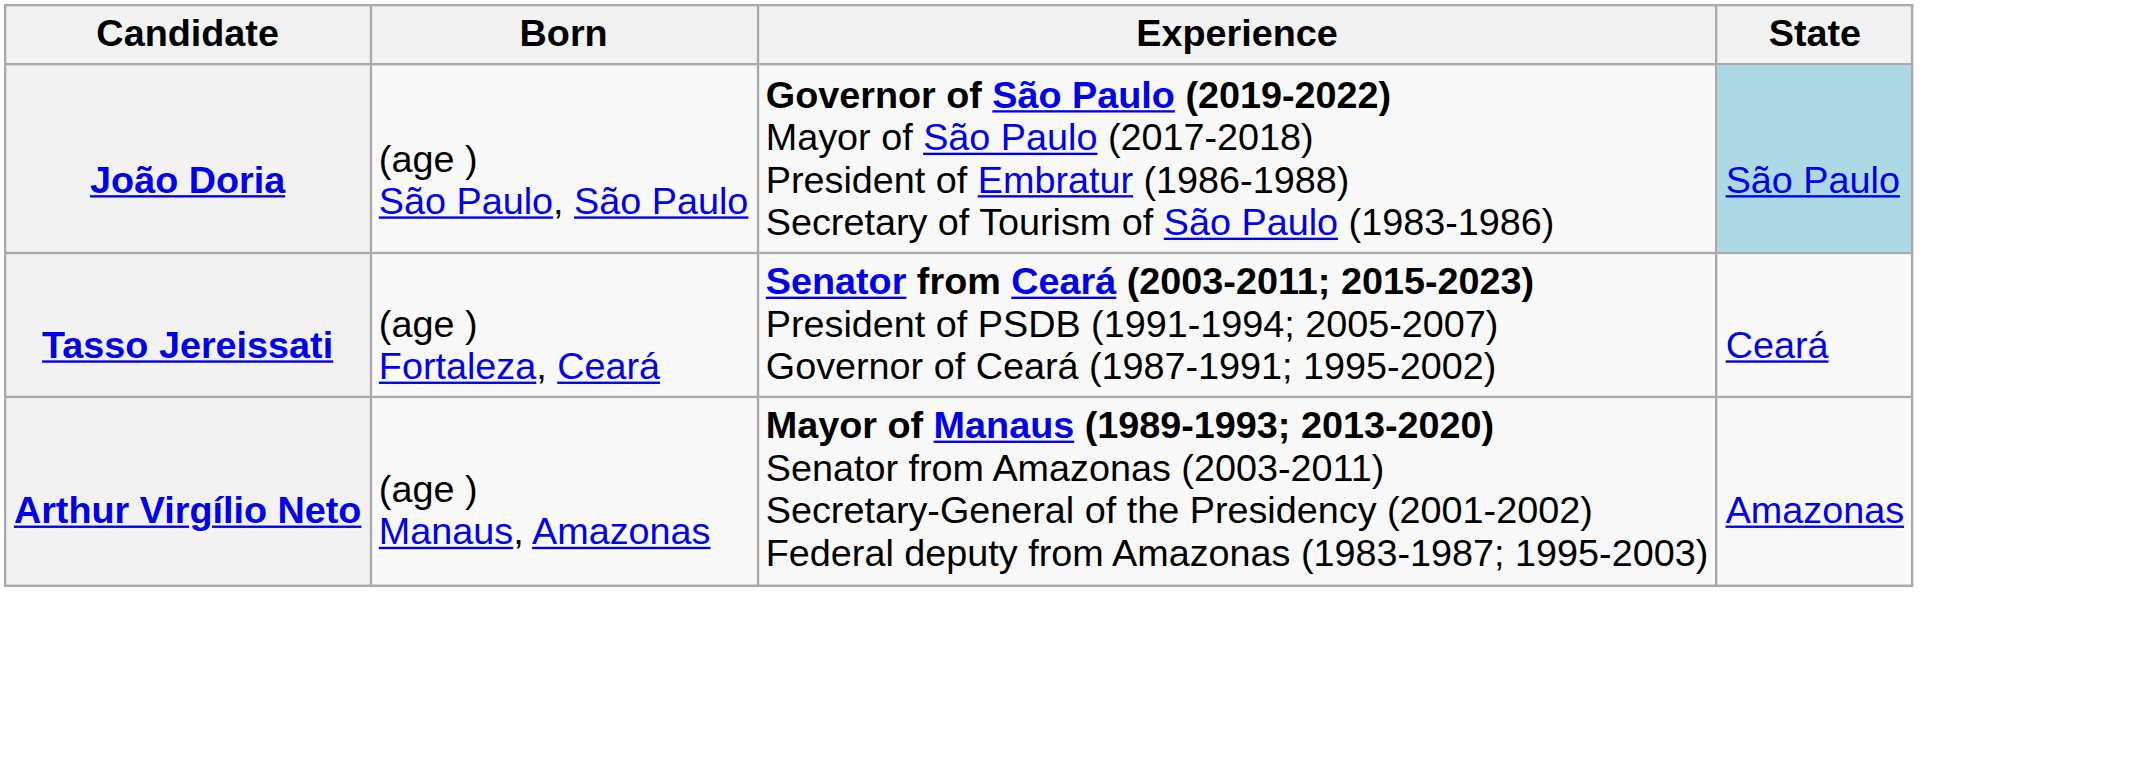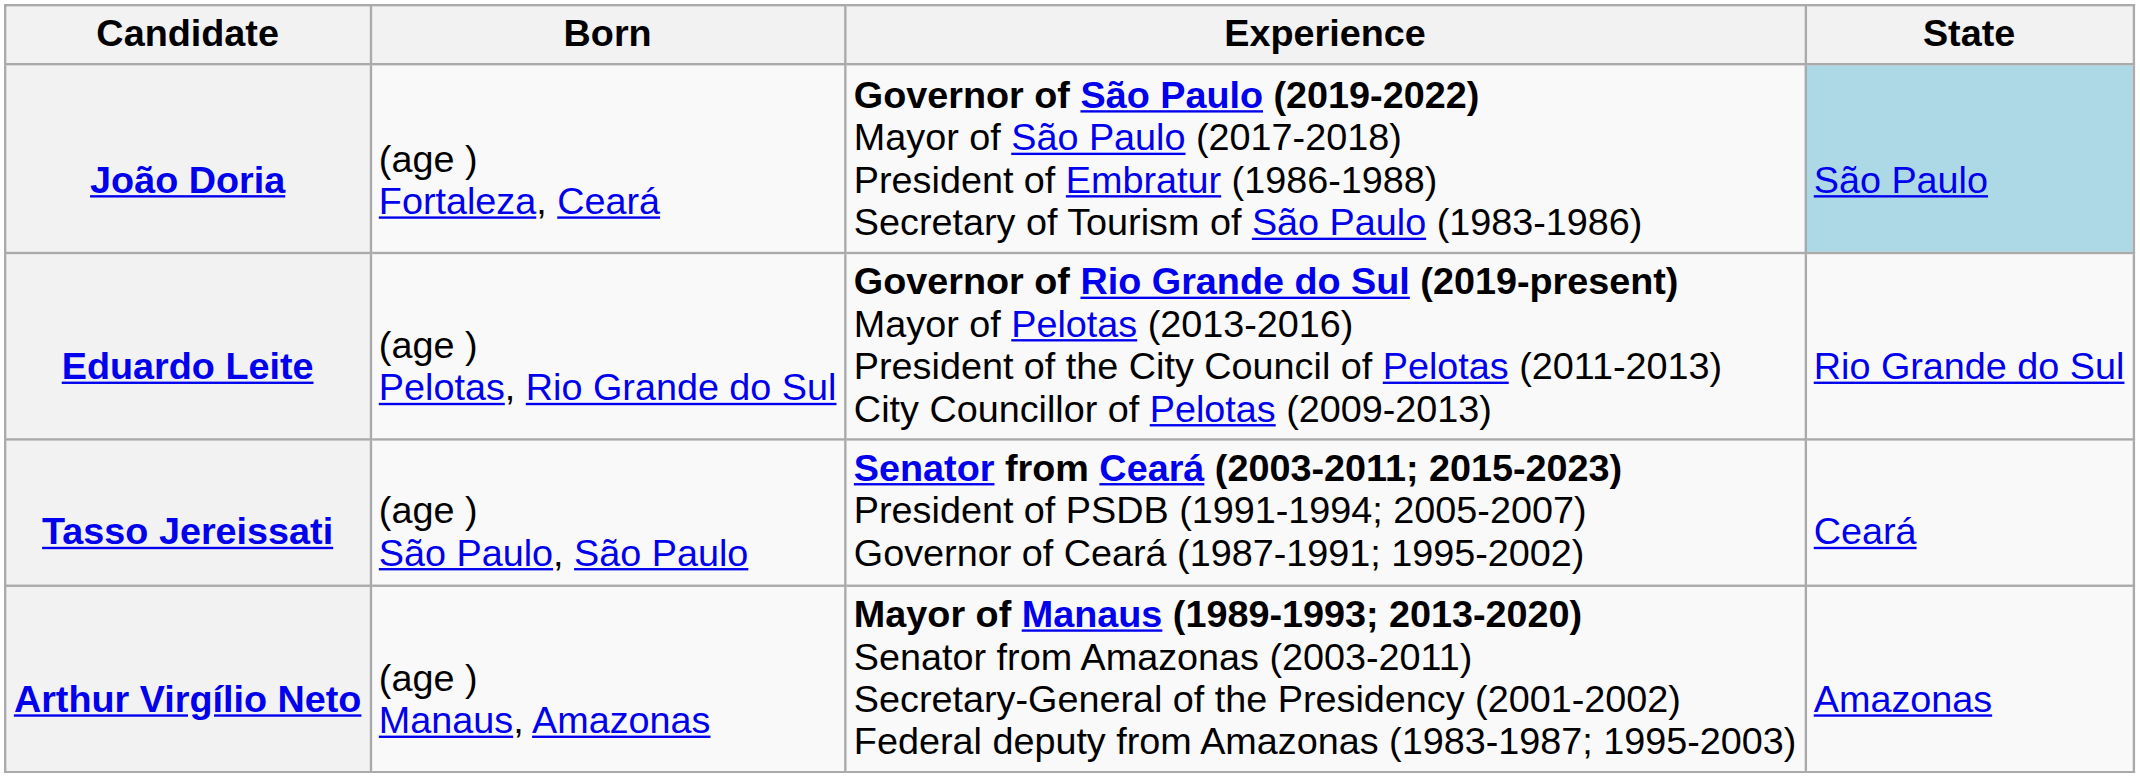(564, 179) (age ) São Paulo, São Paulo -> (519, 179) (age ) Fortaleza, Ceará
+ row: (188, 366)
(519, 345) (age ) Fortaleza, Ceará -> (564, 532) (age ) São Paulo, São Paulo
